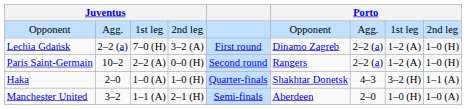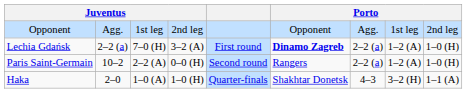(306, 46) normal -> (308, 46) bold
- row: (47, 96)
